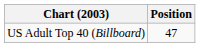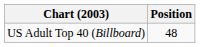(171, 33) 47 -> (171, 33) 48
